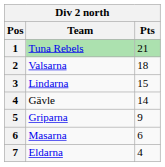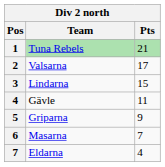(143, 65) 18 -> (143, 65) 17
(143, 100) 14 -> (142, 100) 11
(140, 135) 6 -> (140, 135) 7
